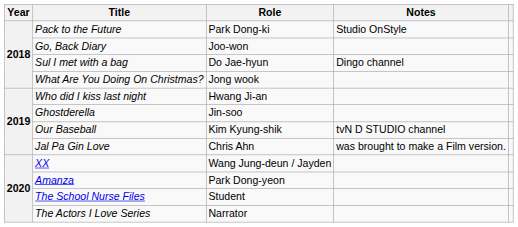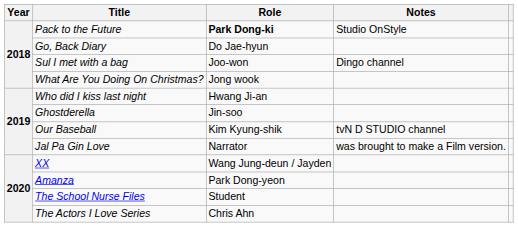(239, 29) normal -> (241, 29) bold
(228, 46) Joo-won -> (238, 46) Do Jae-hyun
(238, 63) Do Jae-hyun -> (228, 63) Joo-won
(231, 146) Chris Ahn -> (228, 146) Narrator
(228, 213) Narrator -> (231, 213) Chris Ahn
